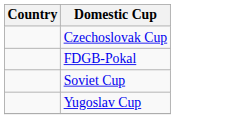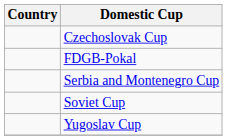+ row: (141, 80)
